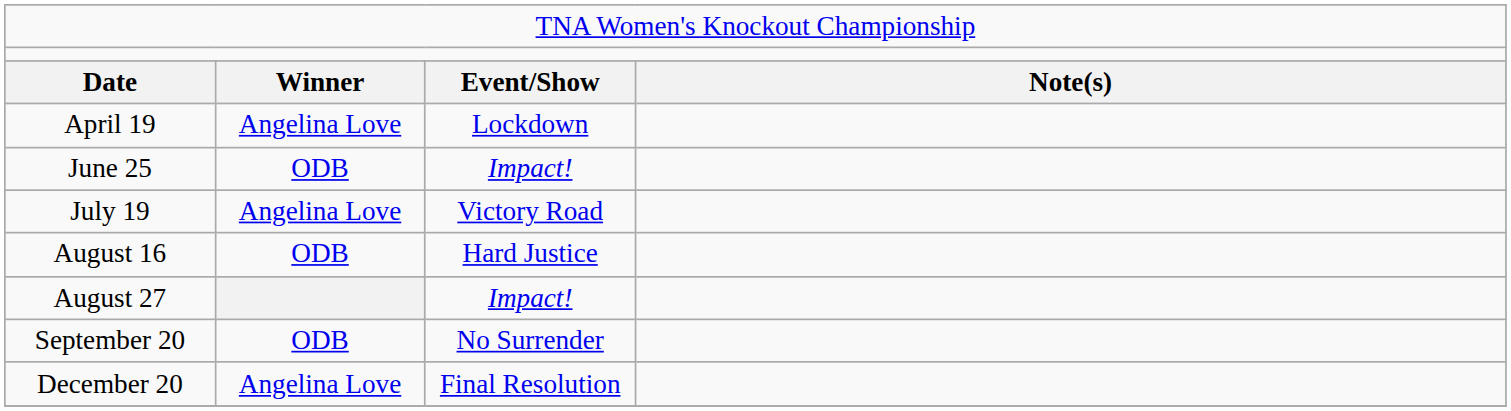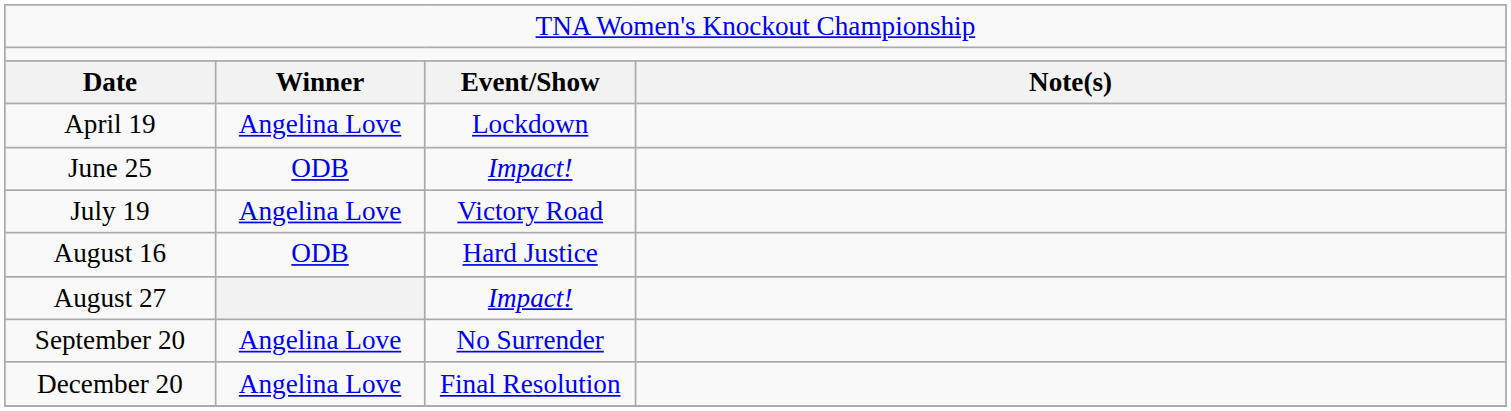(320, 340) ODB -> (320, 340) Angelina Love
